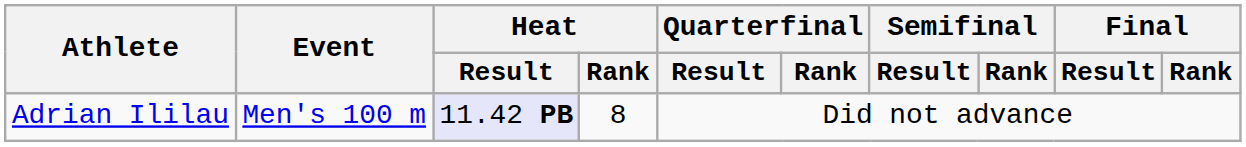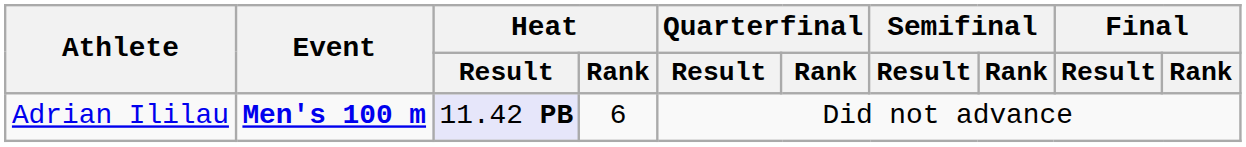(334, 117) normal -> (334, 117) bold
(618, 117) 8 -> (618, 117) 6
